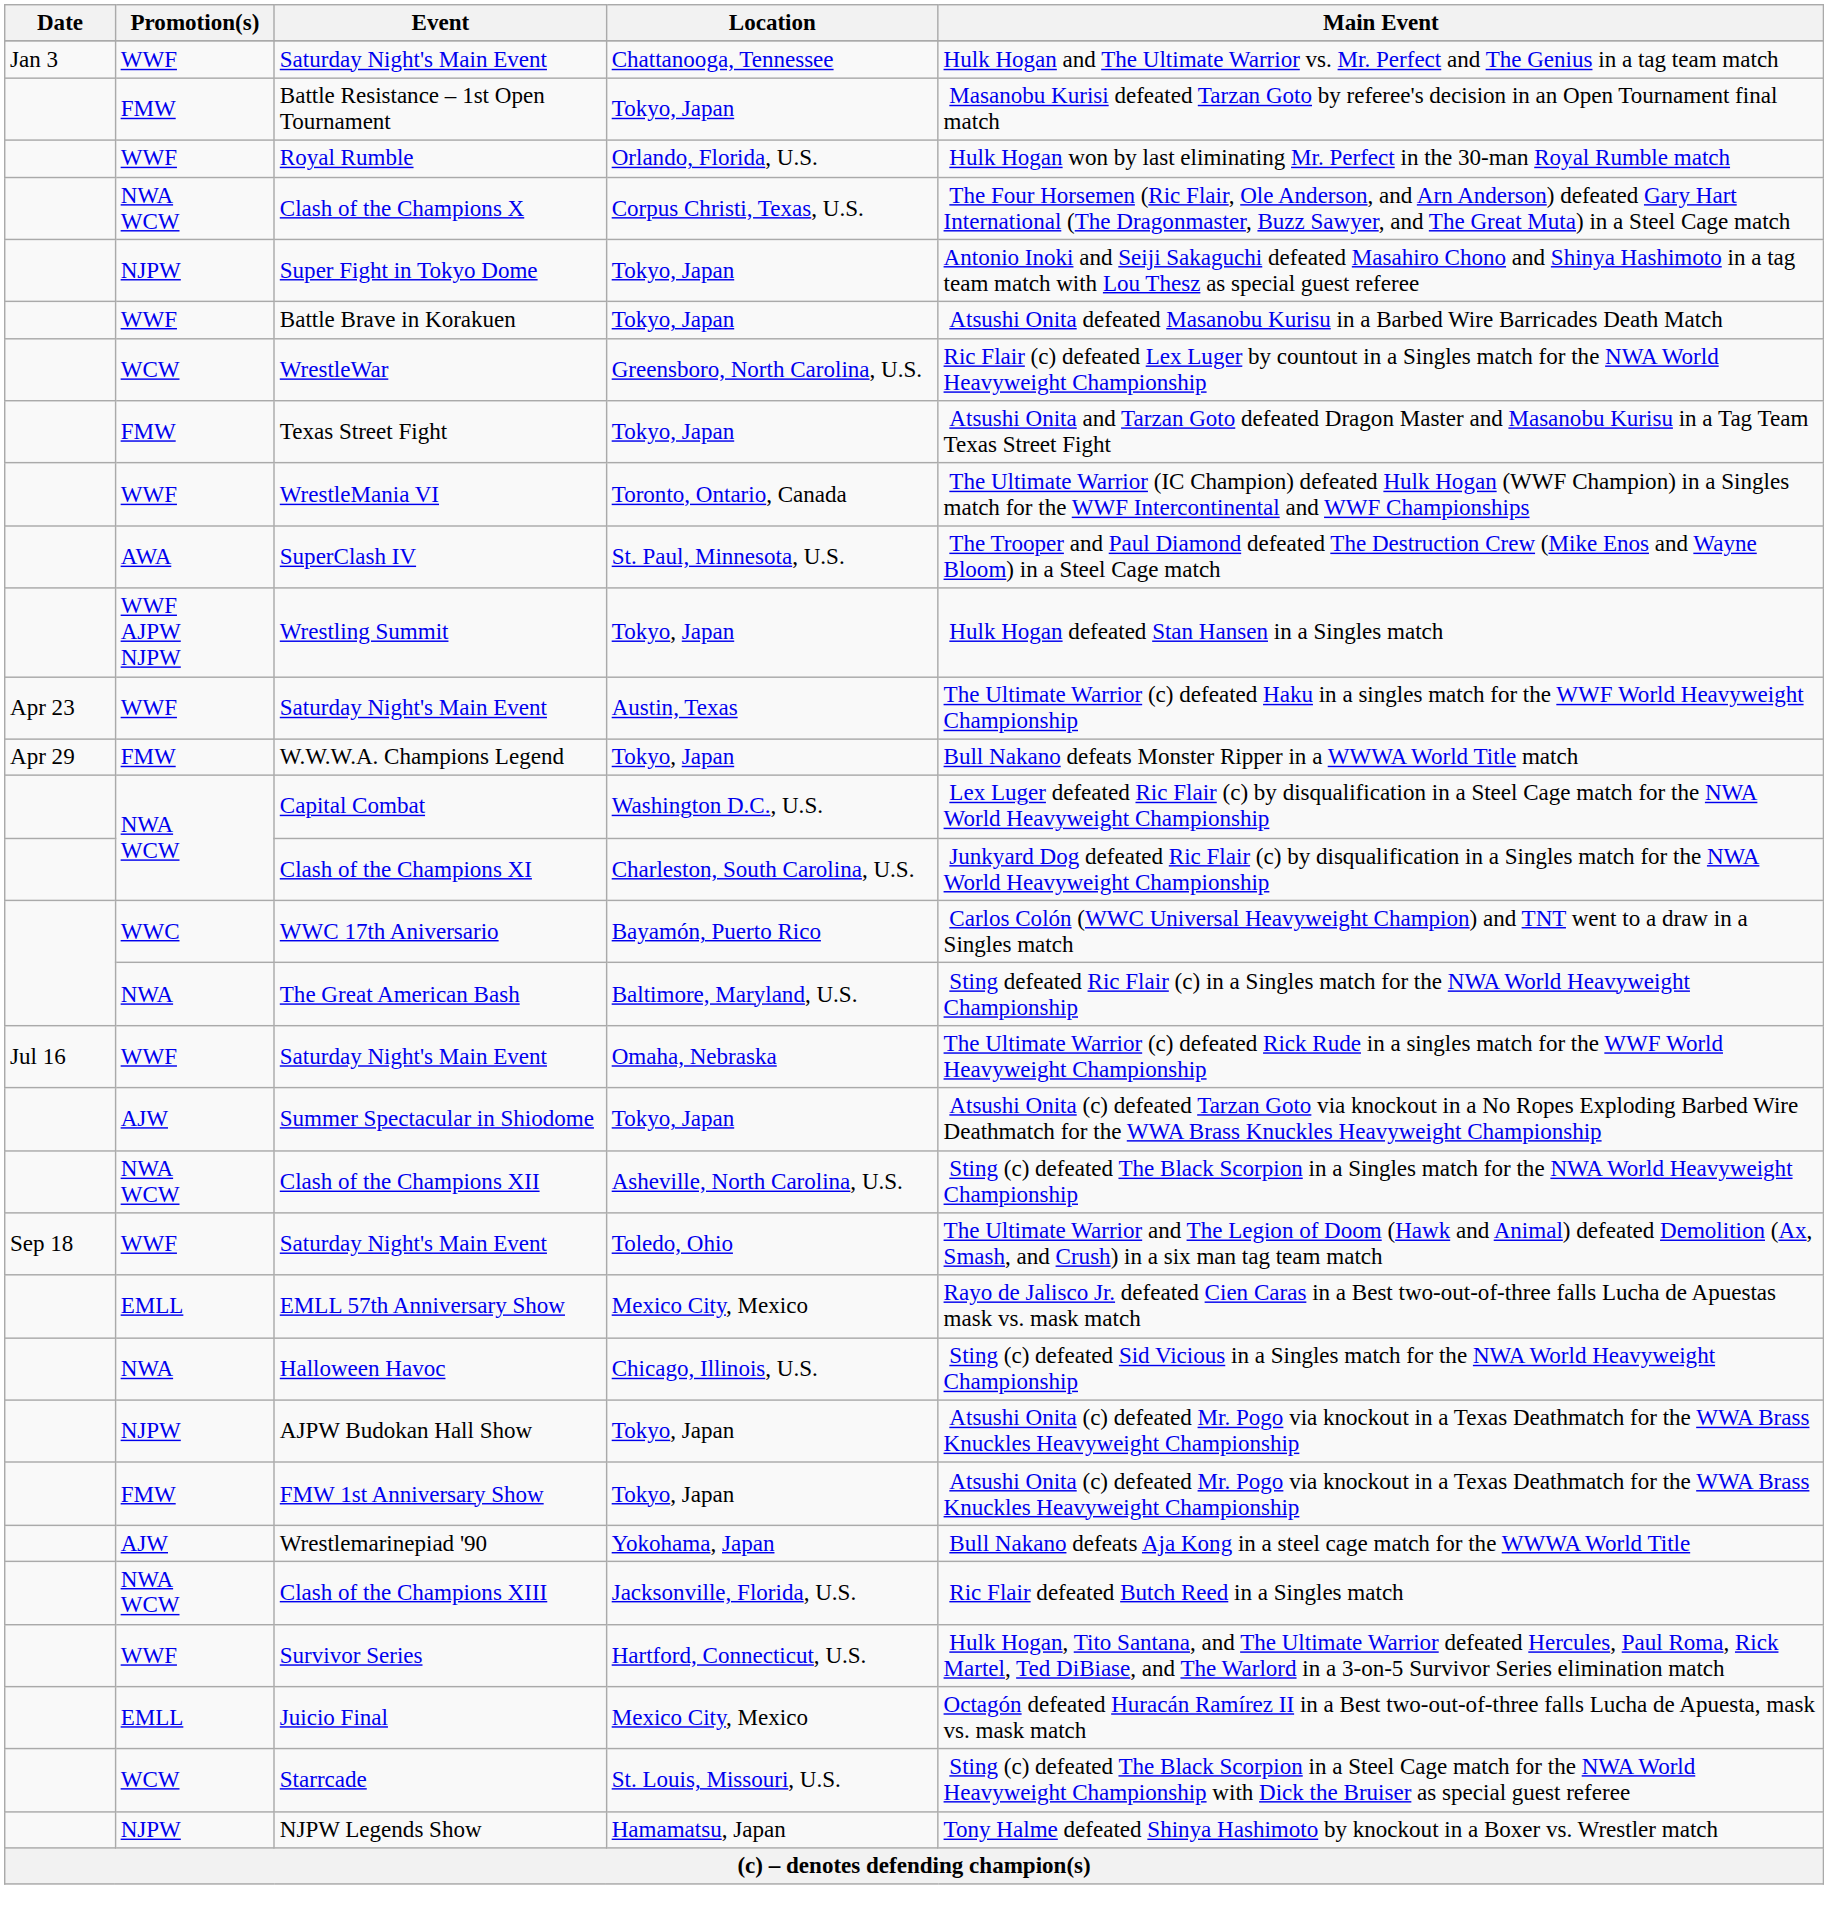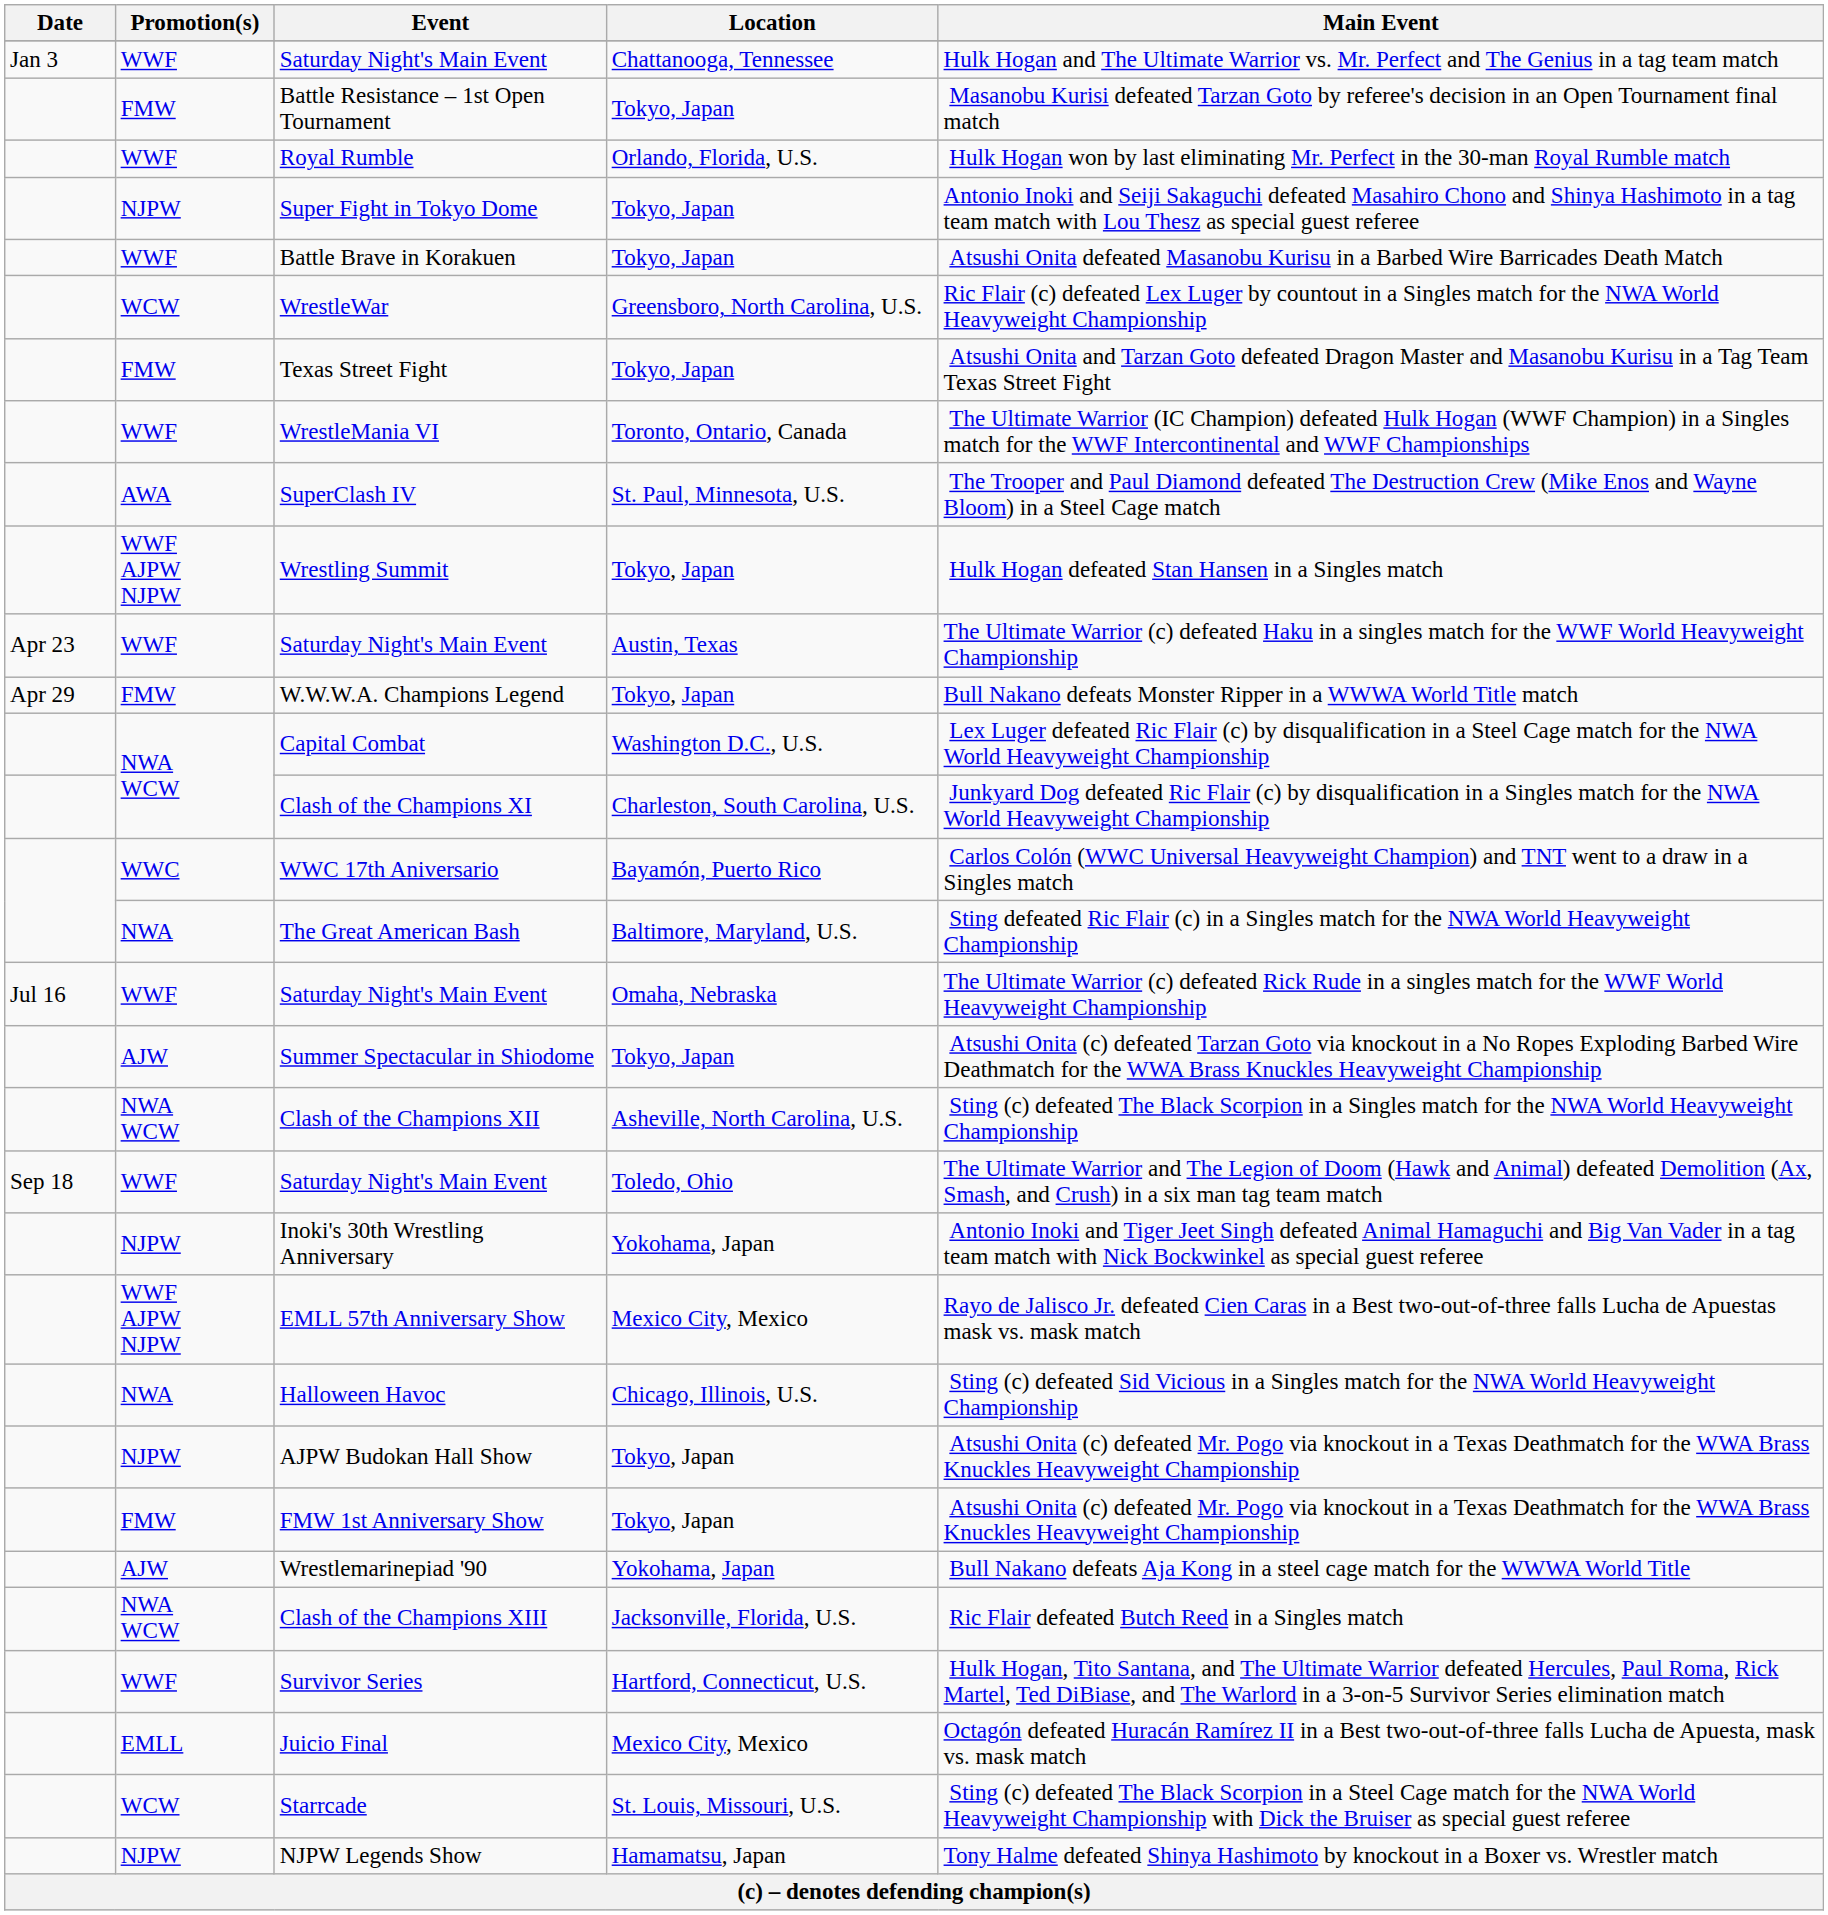- row: (402, 207)
+ row: (382, 1243)
(152, 1306) EMLL -> (151, 1319) WWF AJPW NJPW
